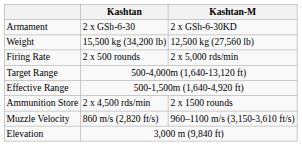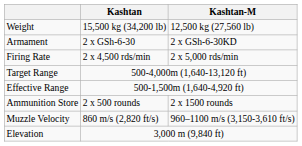rows swapped: (20, 42) <-> (27, 27)
(111, 57) 2 x 500 rounds -> (117, 57) 2 x 4,500 rds/min
(117, 103) 2 x 4,500 rds/min -> (111, 103) 2 x 500 rounds
